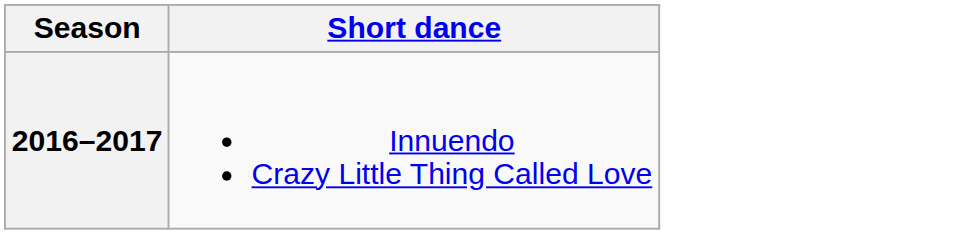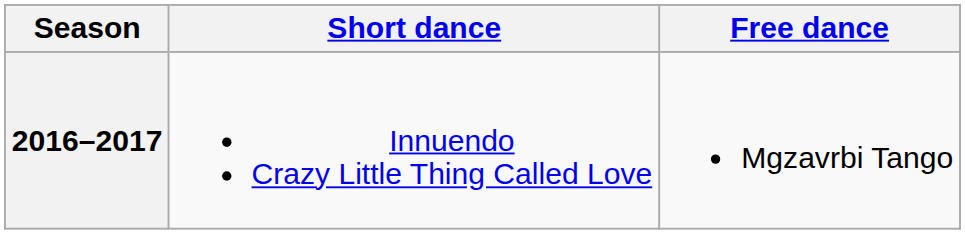+ column: (810, 28)
